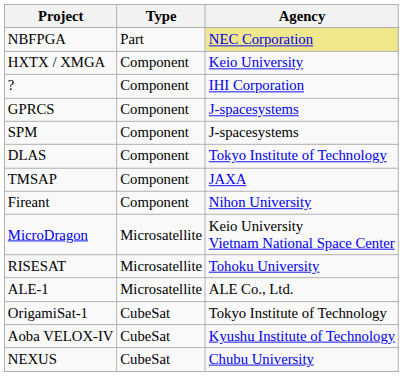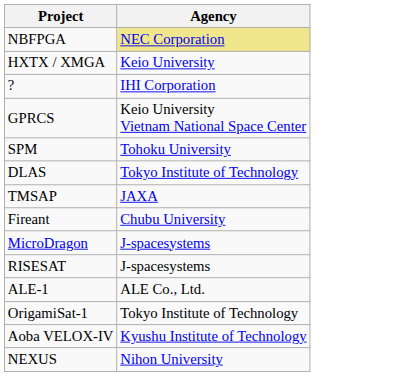- column: (161, 16)
(254, 109) J-spacesystems -> (213, 117) Keio University Vietnam National Space Center
(254, 132) J-spacesystems -> (176, 149) Tohoku University
(260, 202) Nihon University -> (173, 219) Chubu University
(302, 234) Keio University Vietnam National Space Center -> (165, 242) J-spacesystems
(264, 266) Tohoku University -> (165, 266) J-spacesystems
(261, 359) Chubu University -> (172, 359) Nihon University
